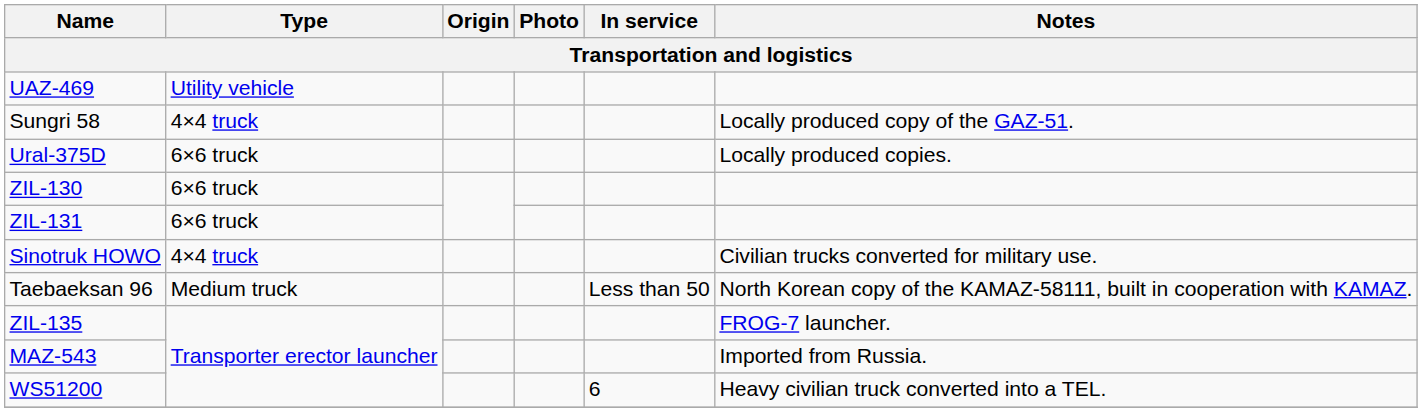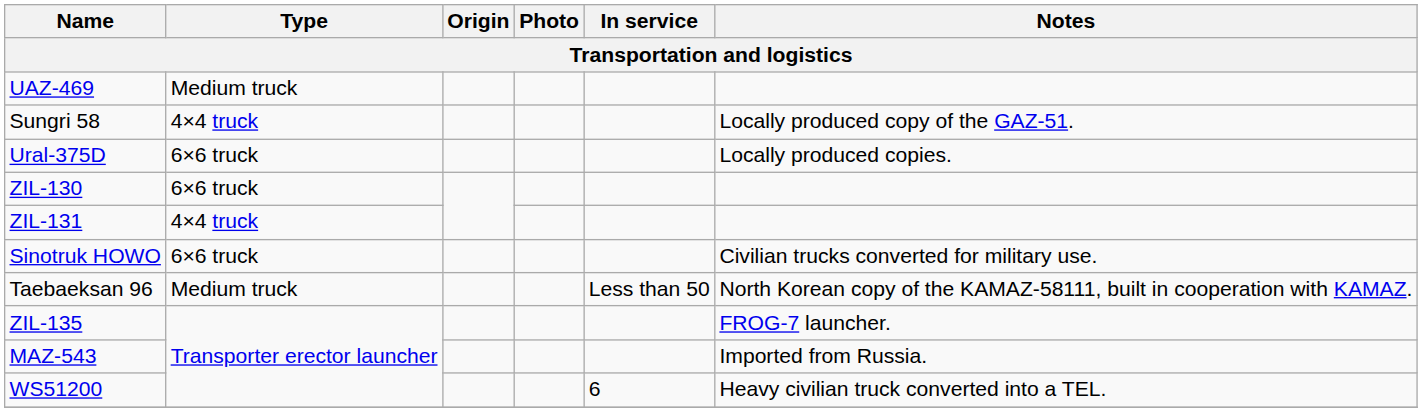(232, 88) Utility vehicle -> (234, 88) Medium truck
(214, 222) 6×6 truck -> (214, 222) 4×4 truck
(214, 255) 4×4 truck -> (214, 255) 6×6 truck
